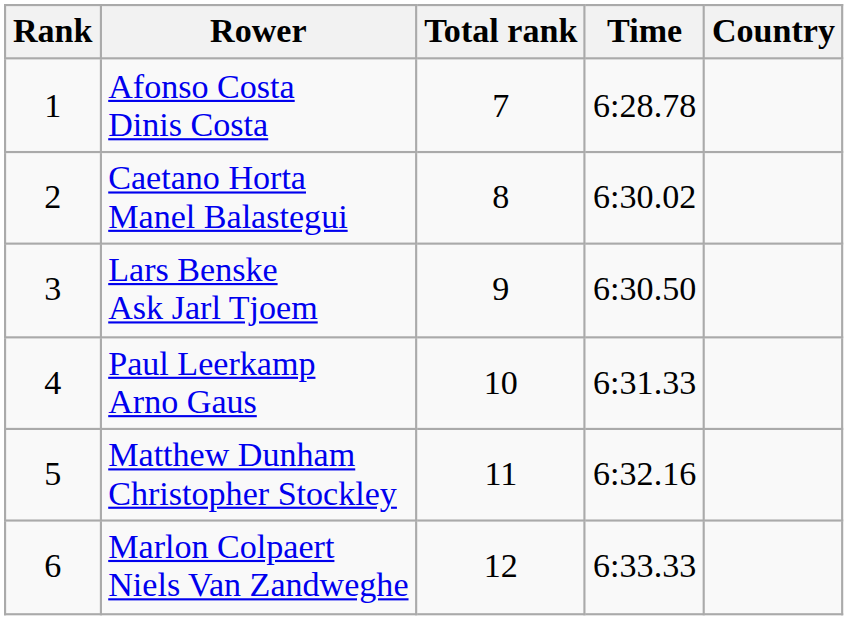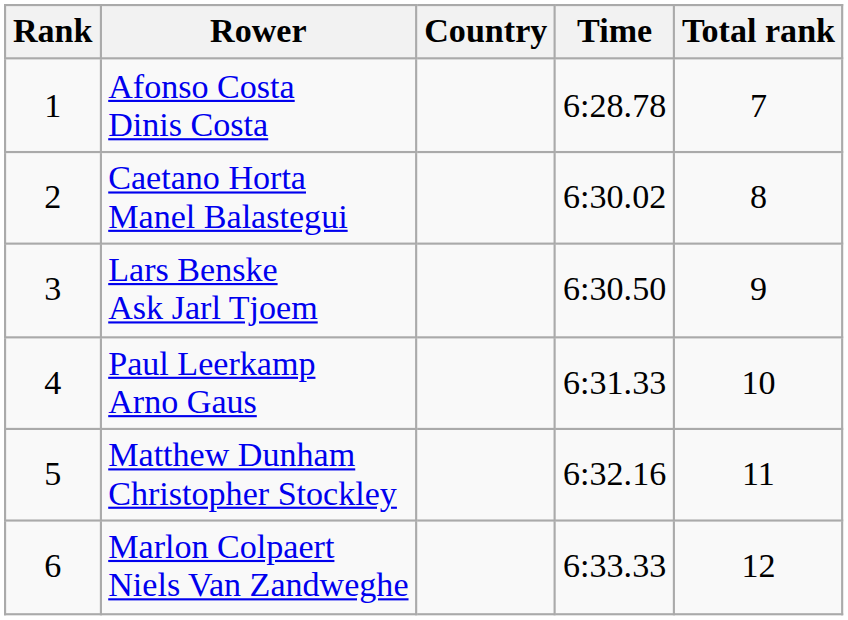columns swapped: (773, 31) <-> (501, 31)
